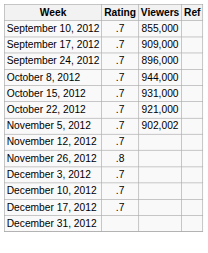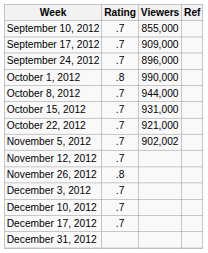+ row: (43, 77)
